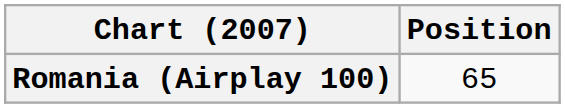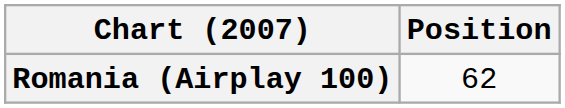(479, 79) 65 -> (479, 79) 62
